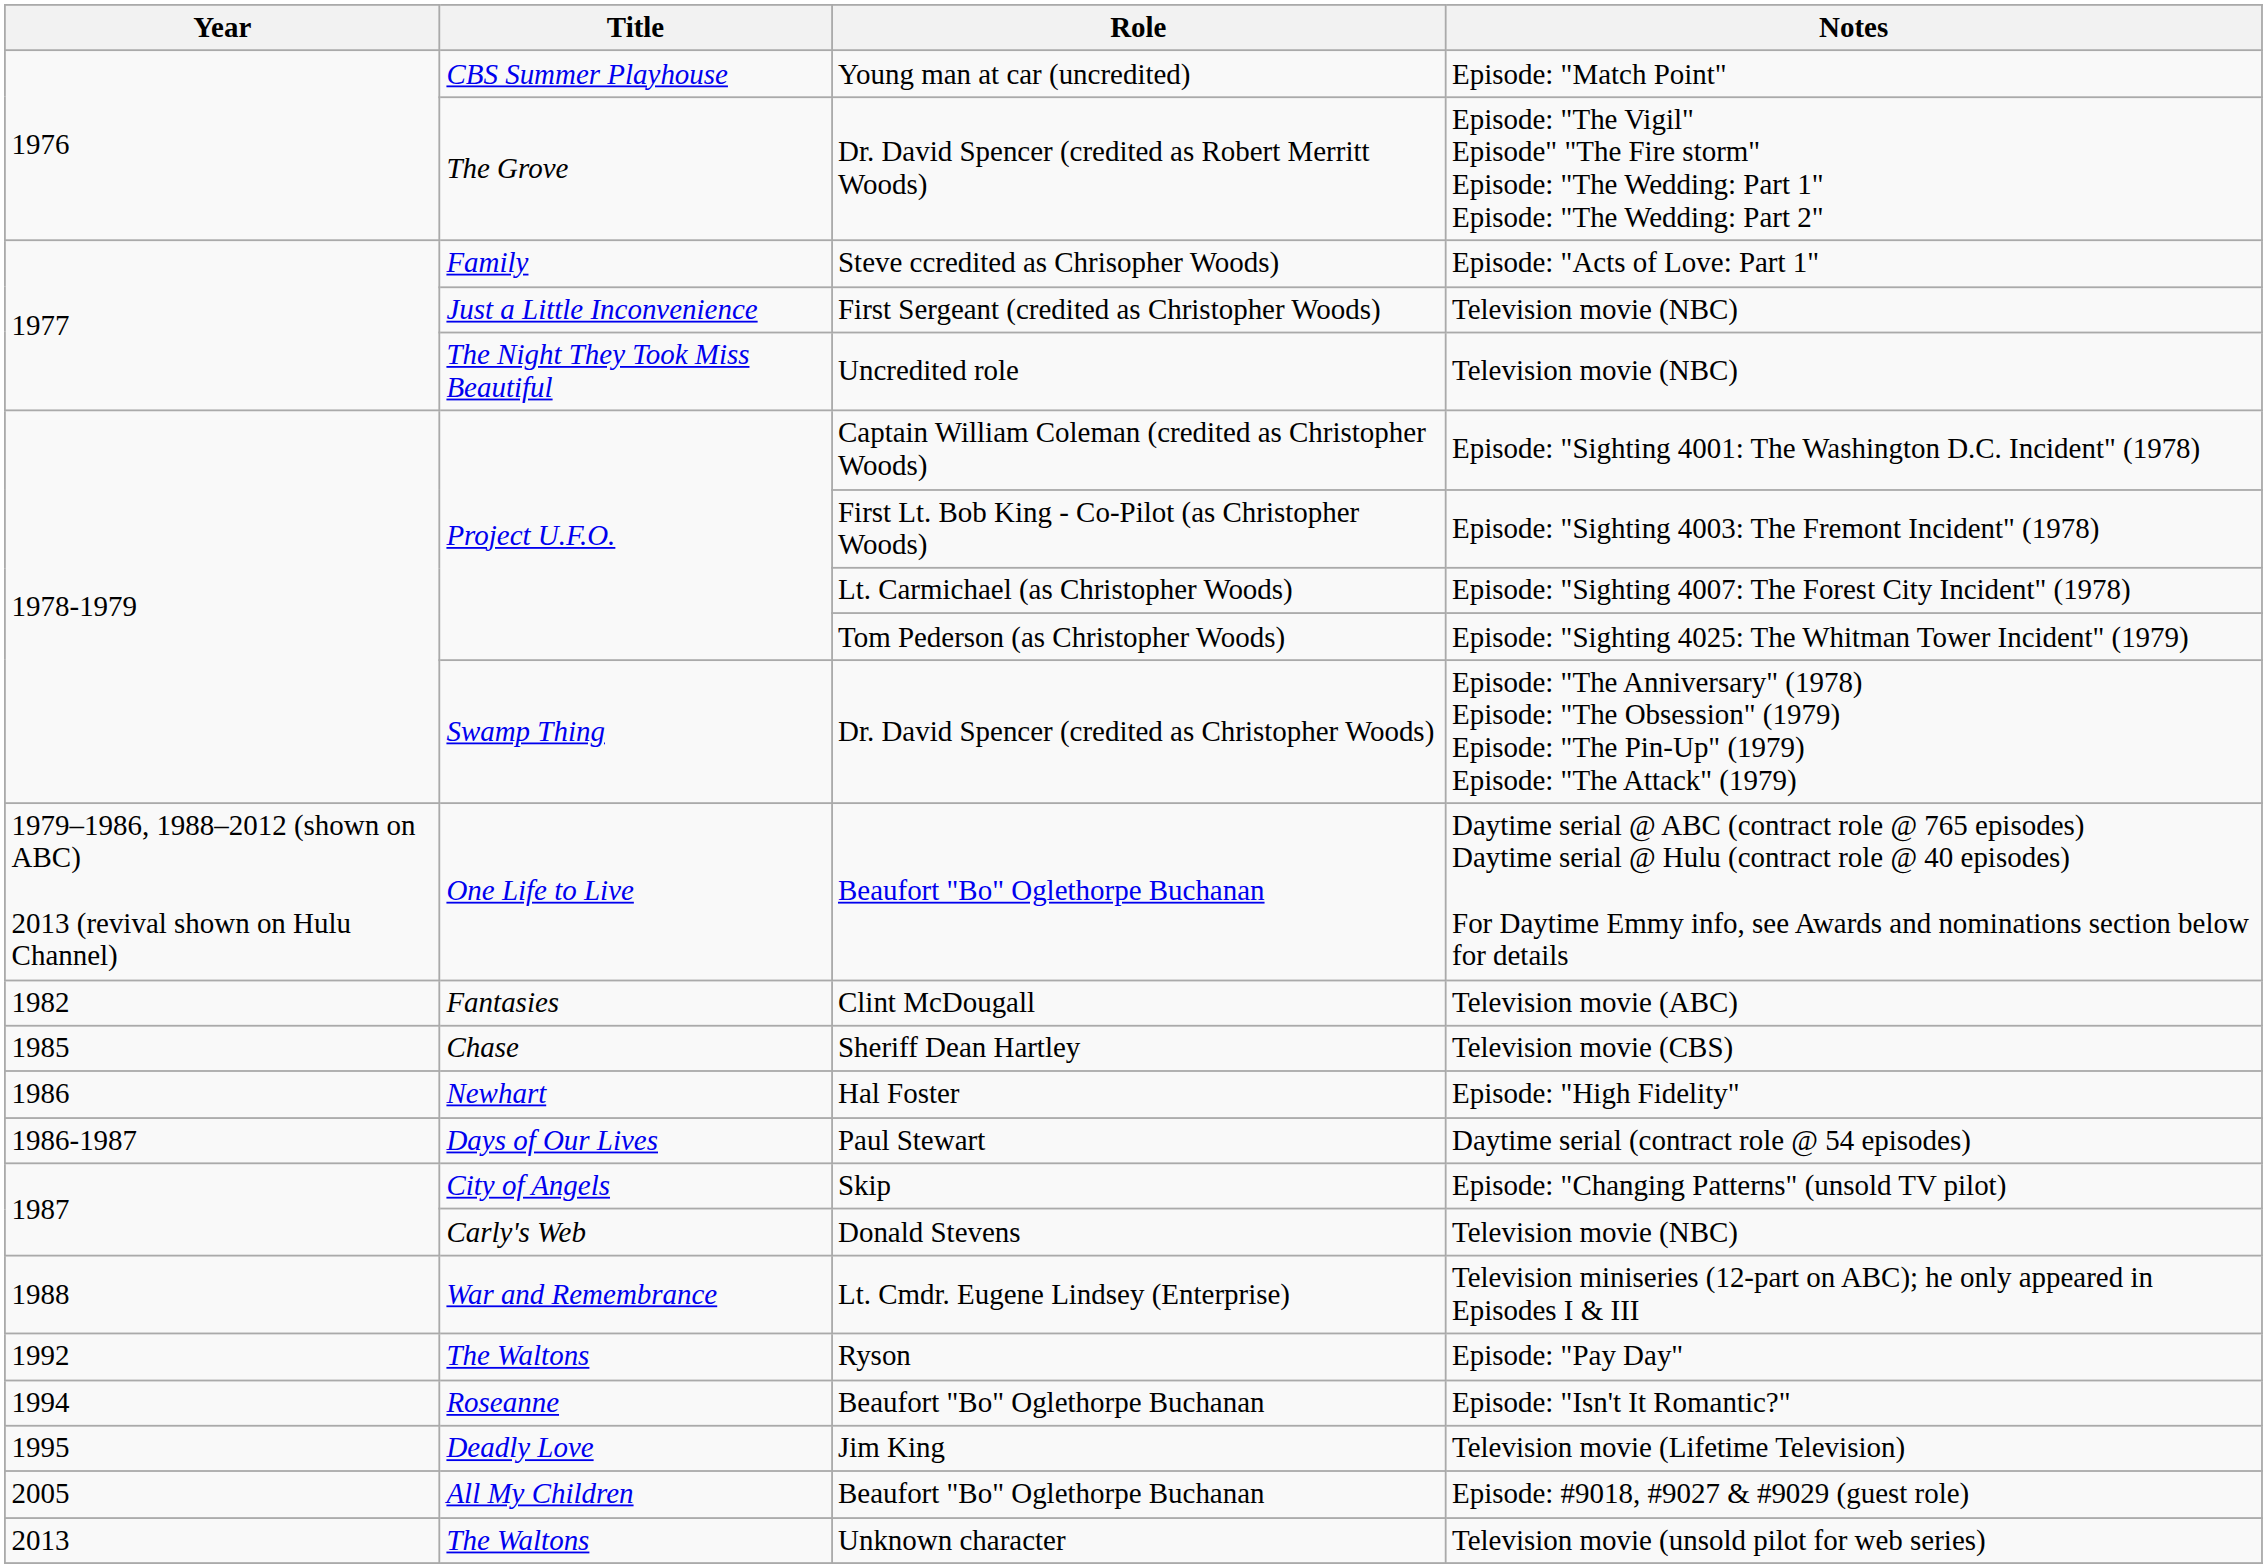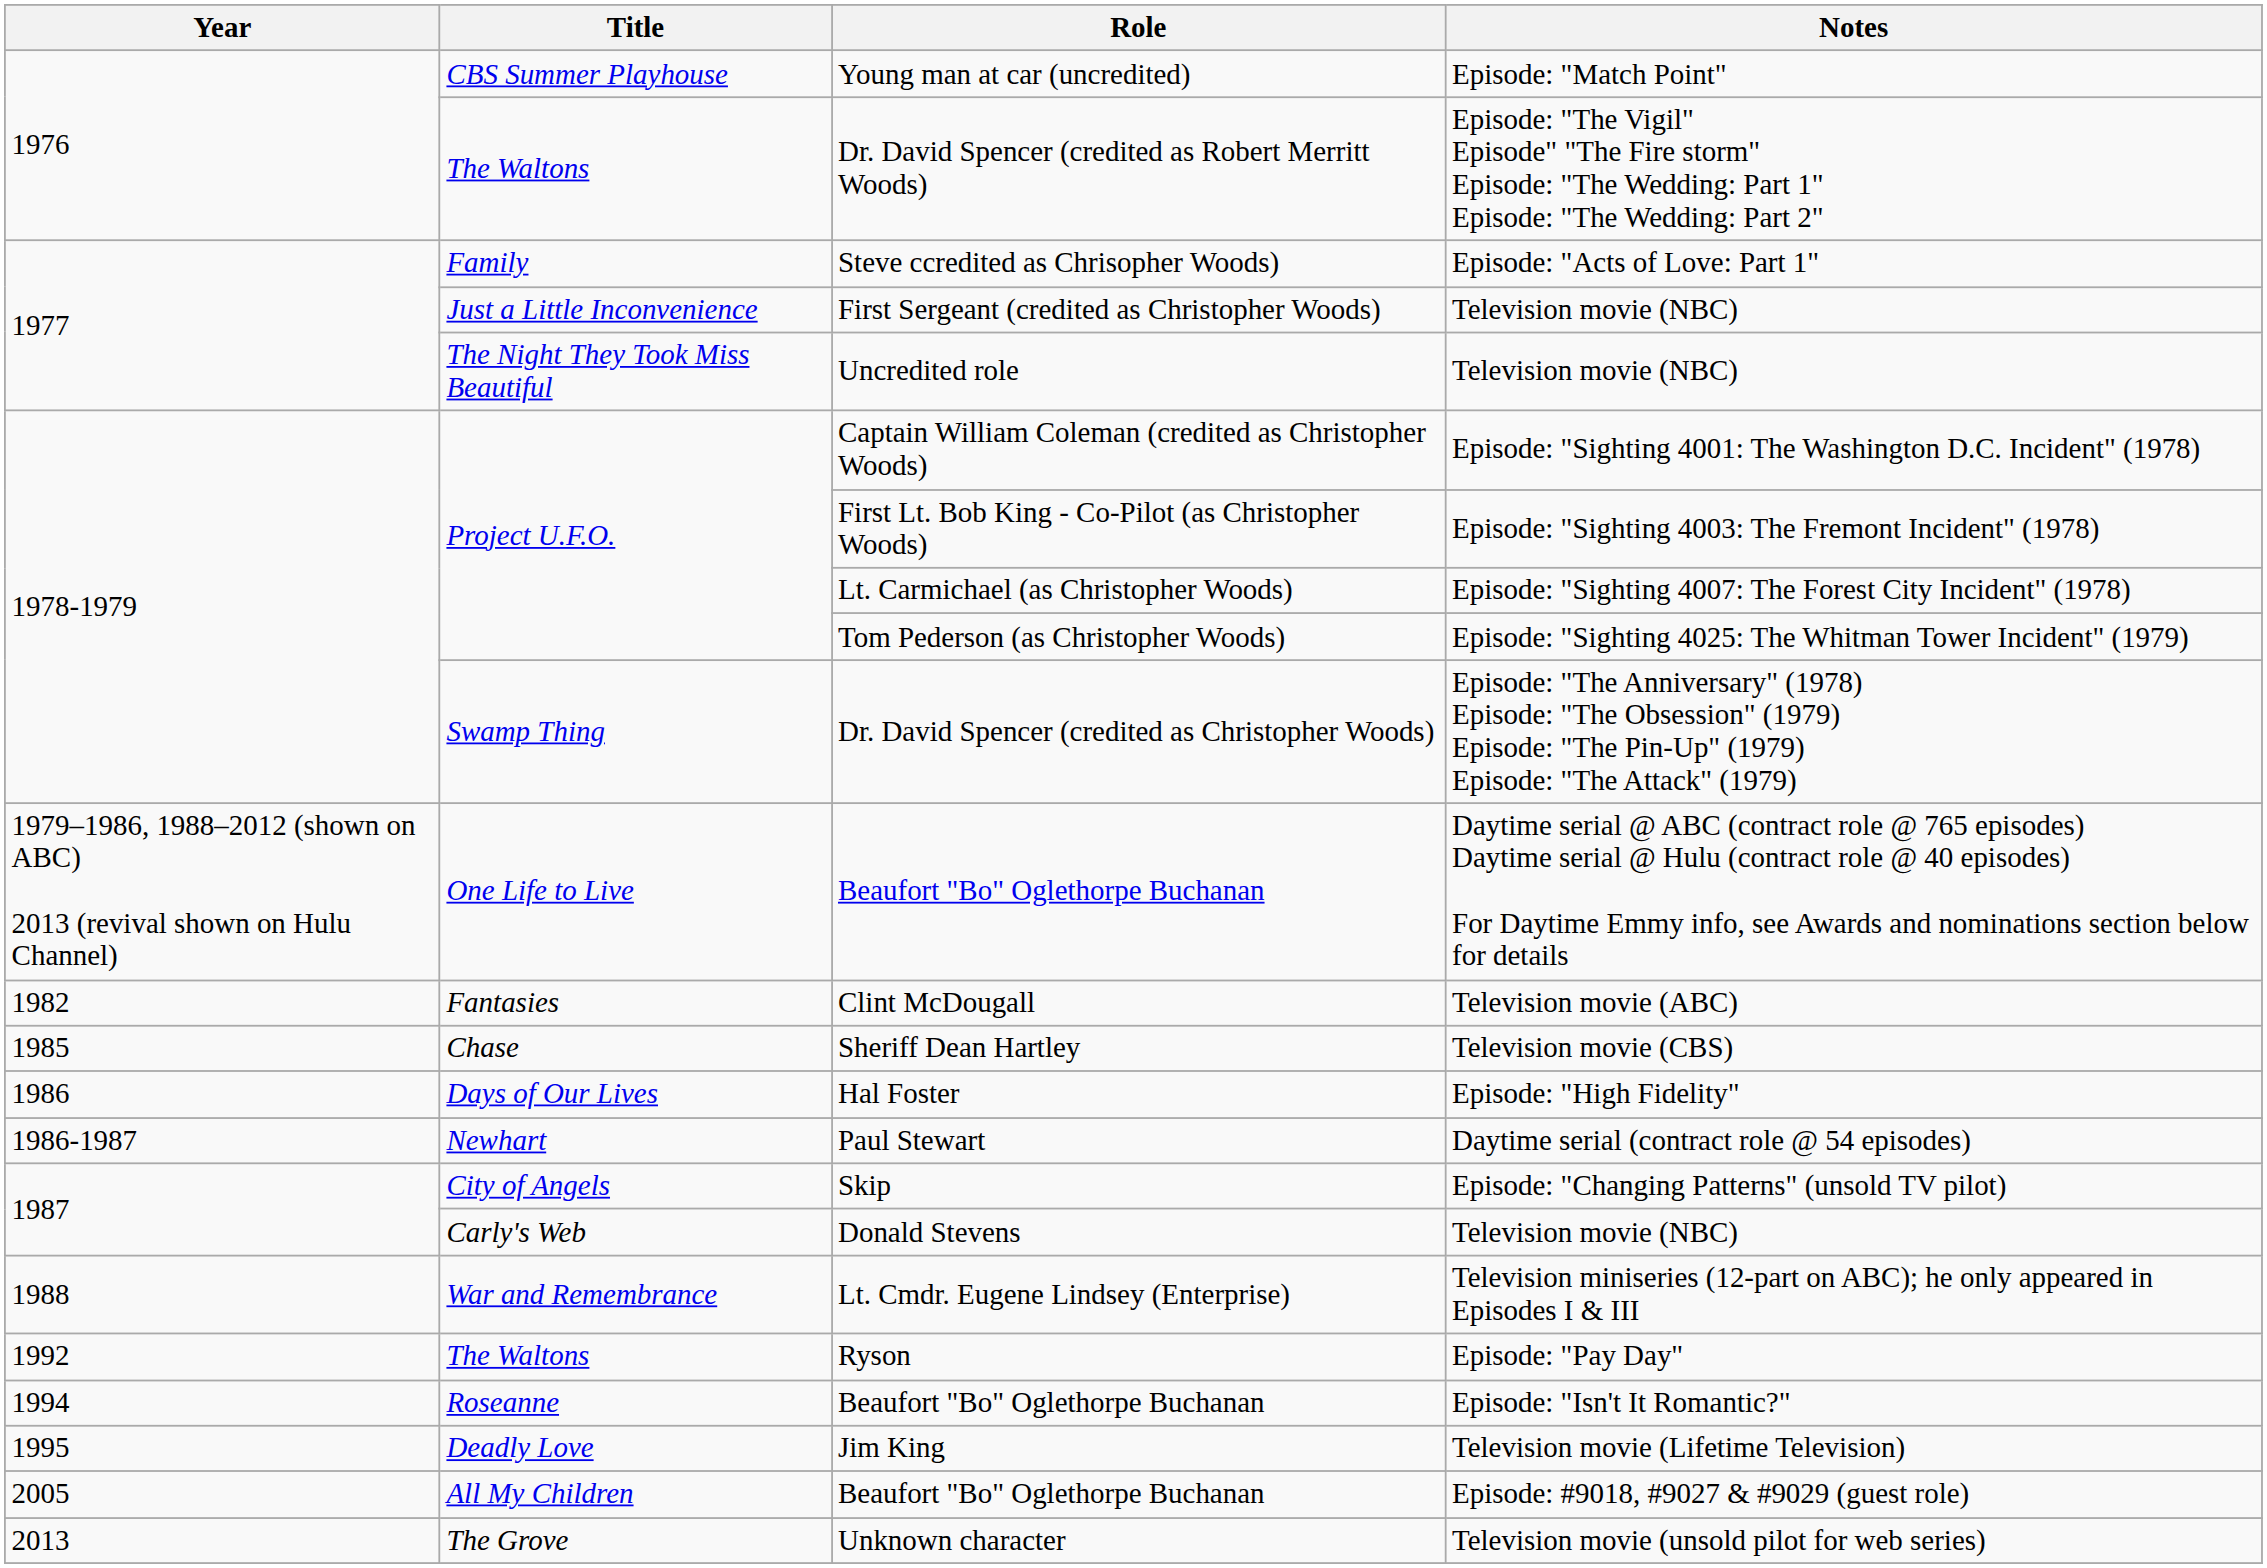(507, 168) The Grove -> (518, 168) The Waltons
(496, 1094) Newhart -> (552, 1094) Days of Our Lives
(552, 1139) Days of Our Lives -> (496, 1139) Newhart
(518, 1539) The Waltons -> (507, 1539) The Grove
